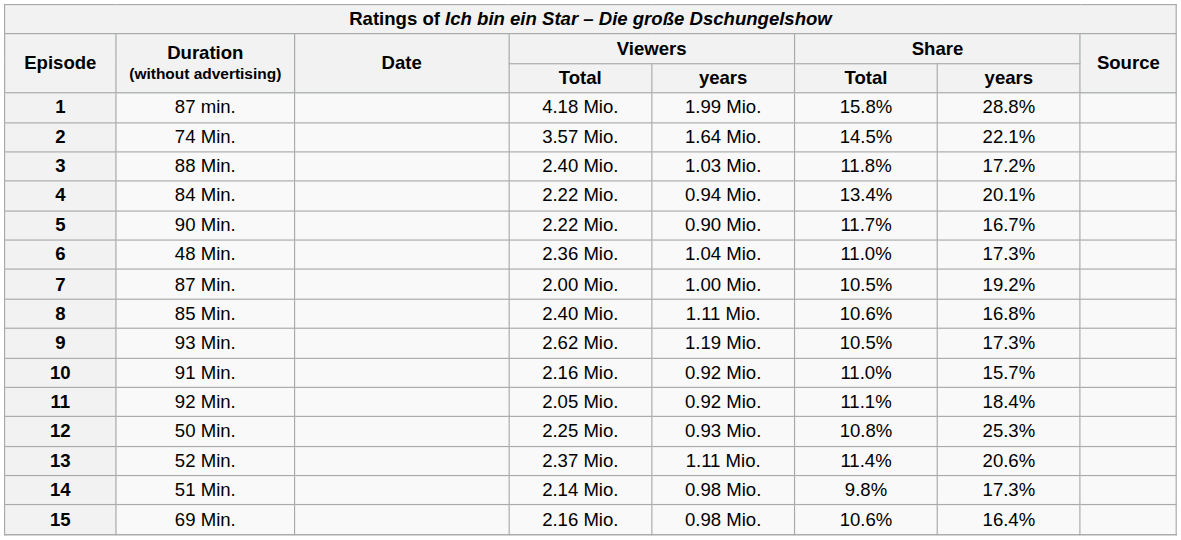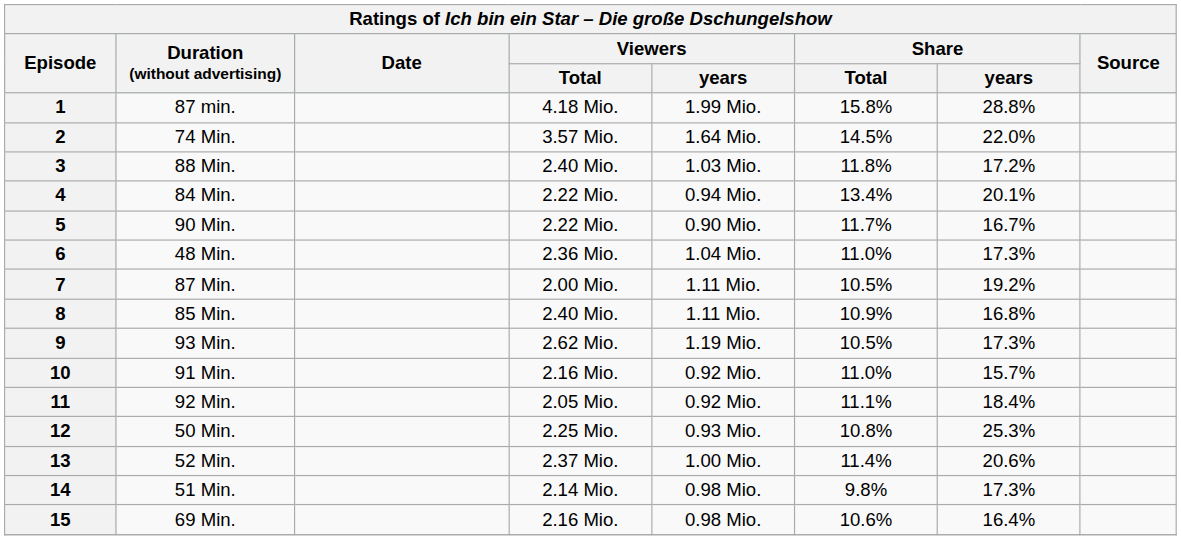(1009, 136) 22.1% -> (1009, 136) 22.0%
(723, 284) 1.00 Mio. -> (723, 284) 1.11 Mio.
(866, 313) 10.6% -> (866, 313) 10.9%
(723, 460) 1.11 Mio. -> (723, 460) 1.00 Mio.
